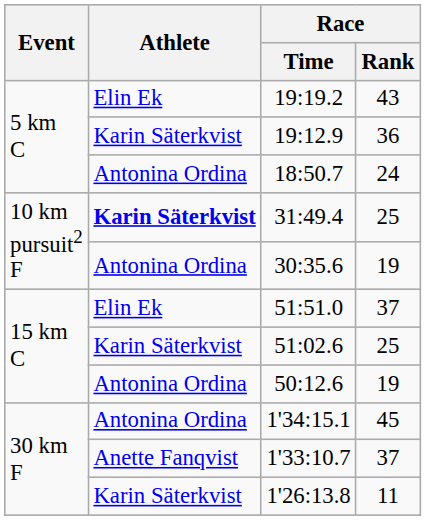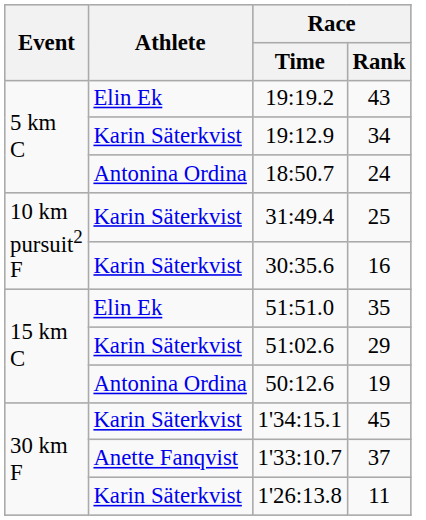(388, 136) 36 -> (379, 136) 34
(175, 216) bold -> (168, 216) normal
(170, 265) Antonina Ordina -> (168, 265) Karin Säterkvist
(388, 265) 19 -> (379, 265) 16
(388, 308) 37 -> (379, 308) 35
(388, 346) 25 -> (379, 346) 29
(170, 421) Antonina Ordina -> (168, 421) Karin Säterkvist
